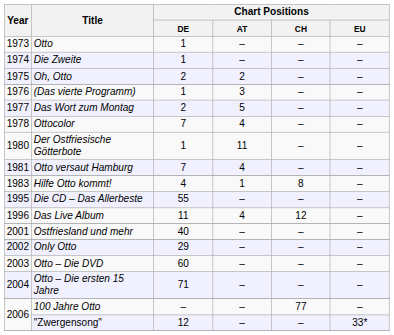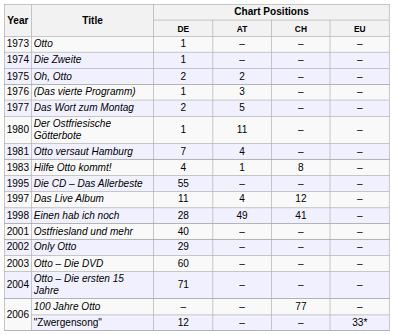- row: (54, 124)
(18, 215) 1996 -> (18, 199) 1997
+ row: (77, 215)
